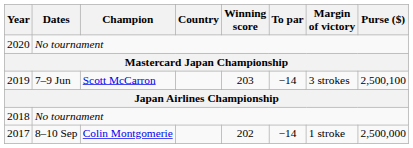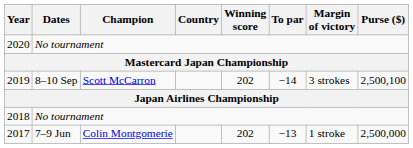(53, 80) 7–9 Jun -> (56, 80) 8–10 Sep
(245, 80) 203 -> (245, 80) 202
(56, 134) 8–10 Sep -> (53, 134) 7–9 Jun
(288, 134) −14 -> (288, 134) −13
